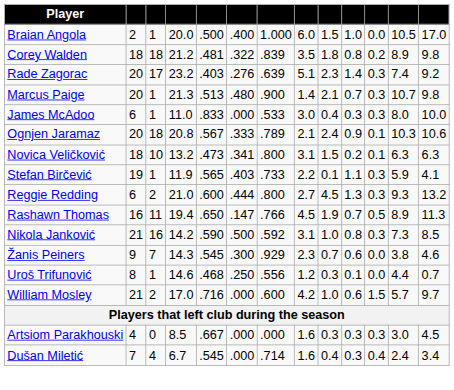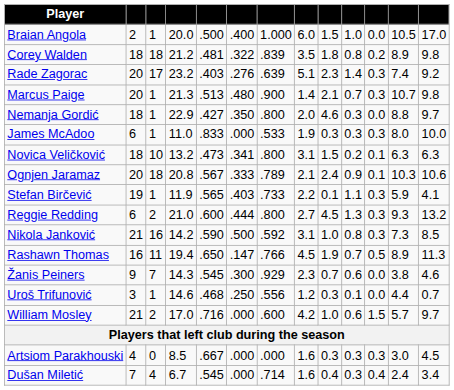+ row: (53, 114)
(306, 114) 3.0 -> (306, 134) 1.9
(330, 114) 0.4 -> (330, 134) 0.3
rows swapped: (54, 134) <-> (56, 154)
rows swapped: (51, 235) <-> (58, 214)
(133, 275) 8 -> (133, 295) 3
